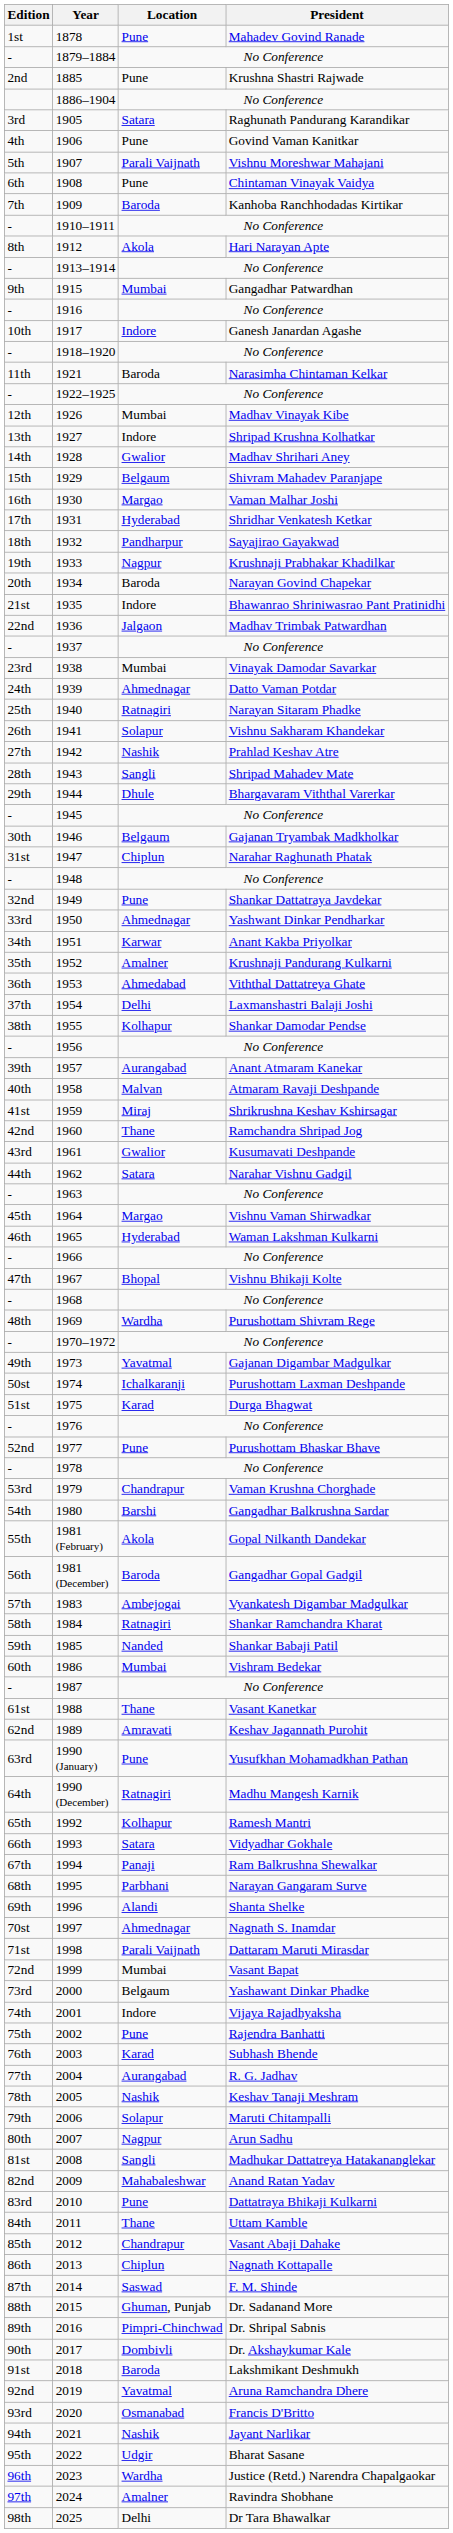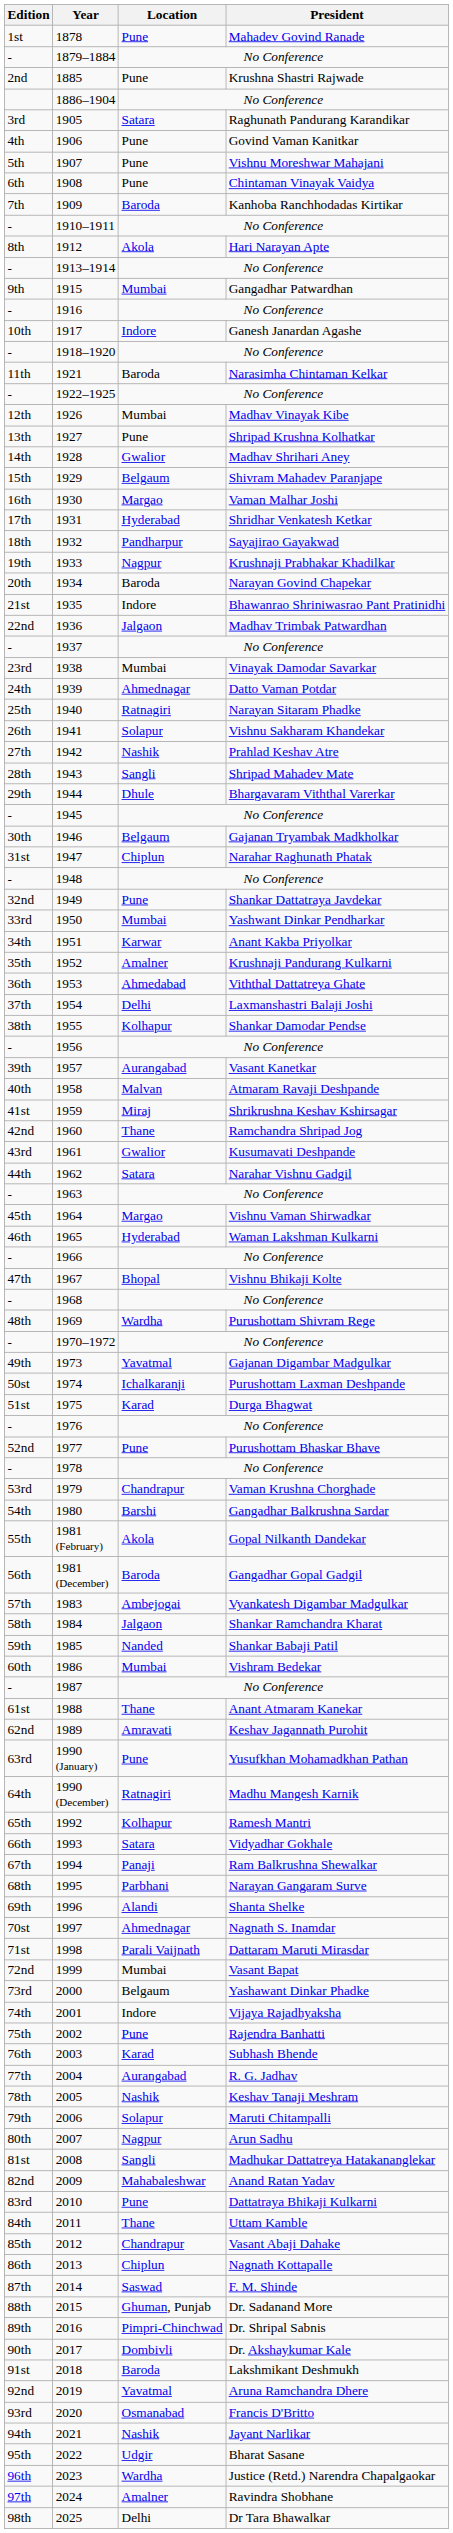(161, 162) Parali Vaijnath -> (135, 162) Pune
(139, 436) Indore -> (135, 436) Pune
(156, 920) Ahmednagar -> (144, 920) Mumbai
(295, 1068) Anant Atmaram Kanekar -> (272, 1068) Vasant Kanetkar
(146, 1624) Ratnagiri -> (142, 1624) Jalgaon
(272, 1708) Vasant Kanetkar -> (295, 1708) Anant Atmaram Kanekar
